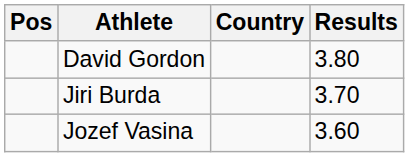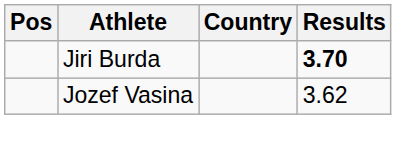- row: (134, 59)
(337, 95) normal -> (325, 59) bold
(337, 132) 3.60 -> (325, 95) 3.62
